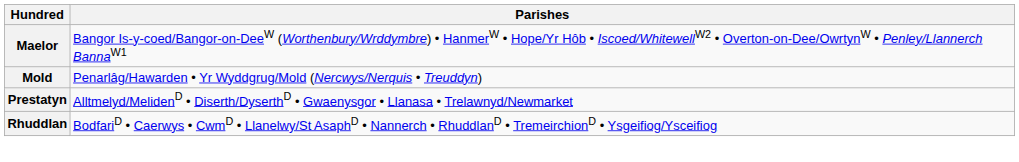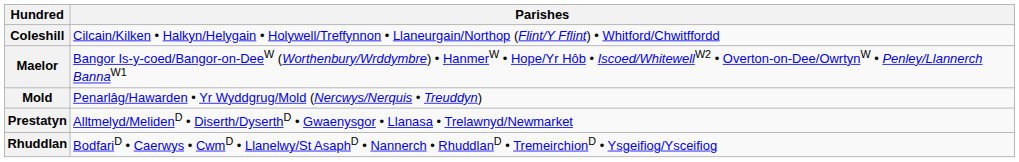+ row: (37, 35)
